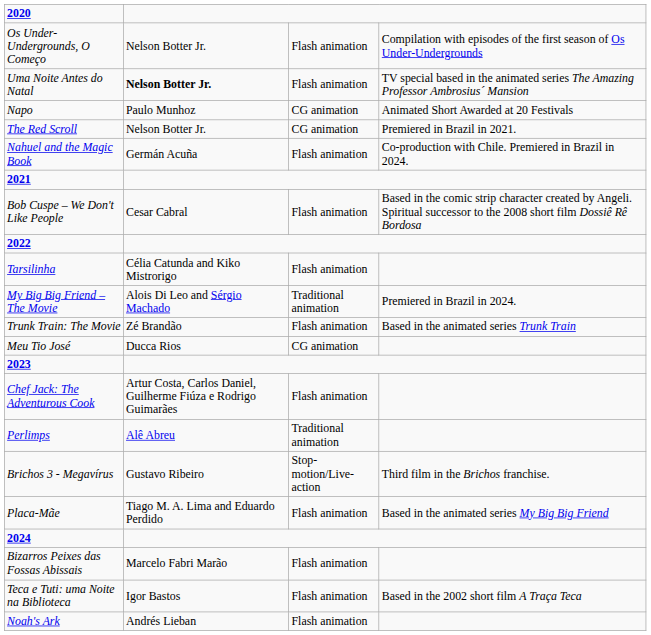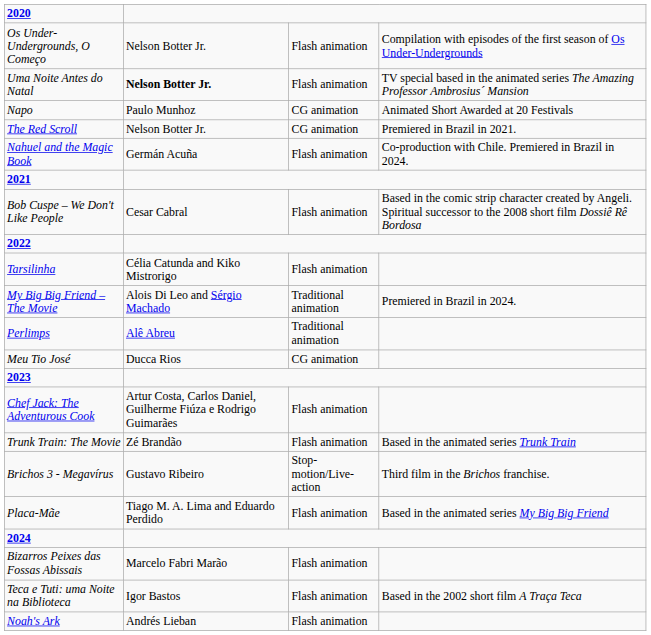rows swapped: (64, 327) <-> (28, 435)
